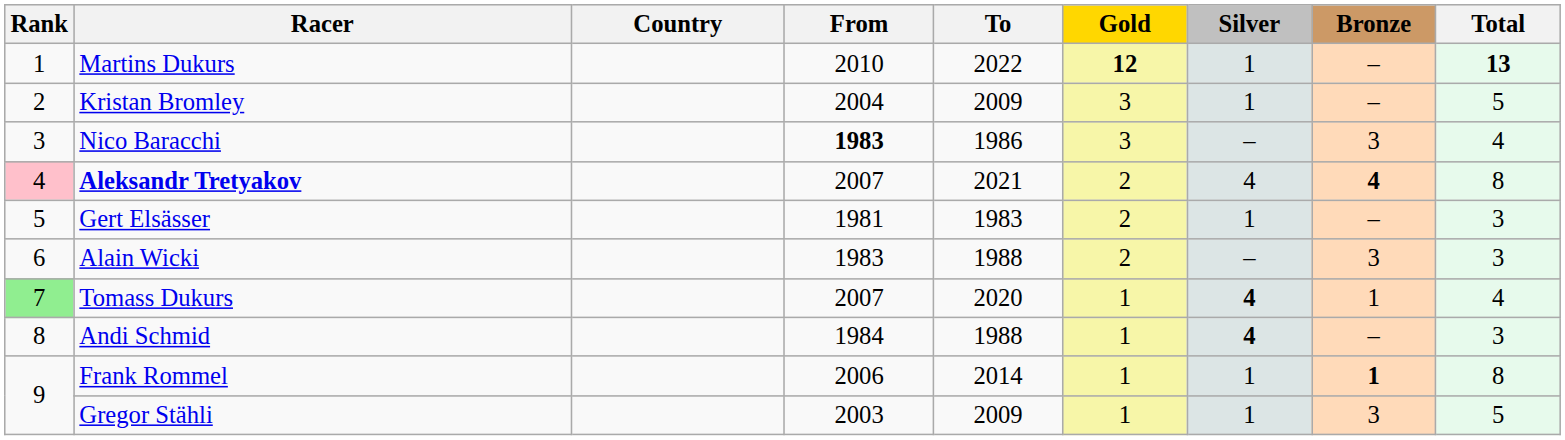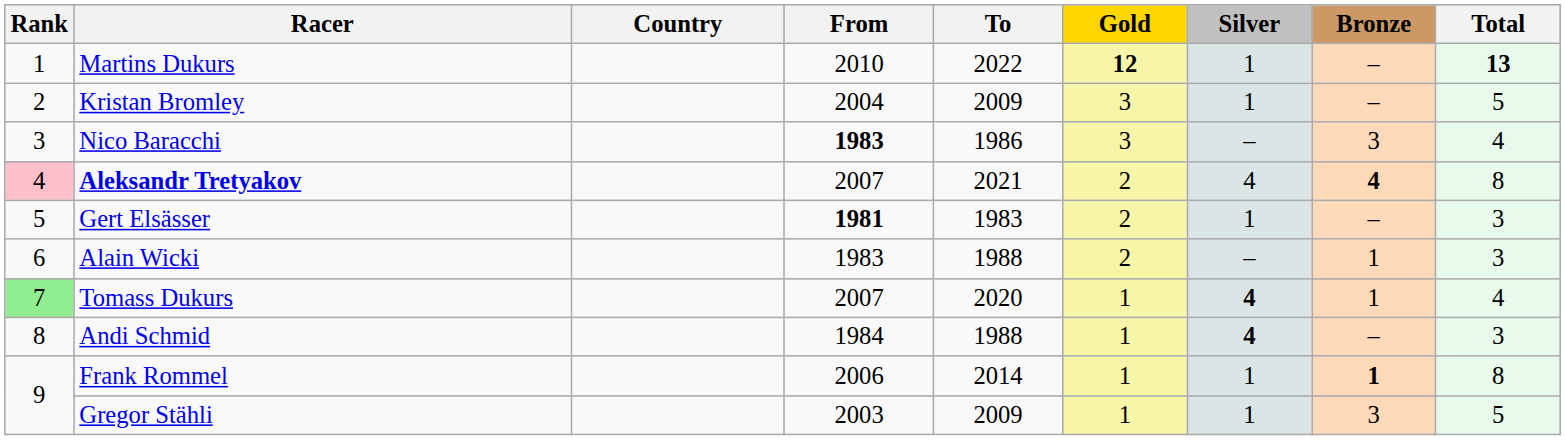(859, 219) normal -> (859, 219) bold
(1374, 258) 3 -> (1374, 258) 1
